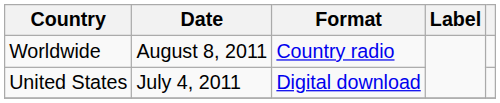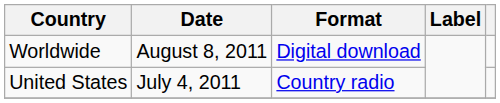(335, 51) Country radio -> (349, 51) Digital download
(349, 82) Digital download -> (335, 82) Country radio
